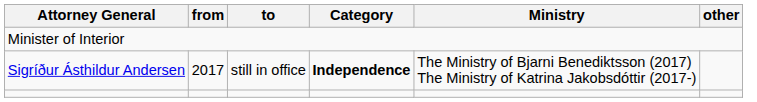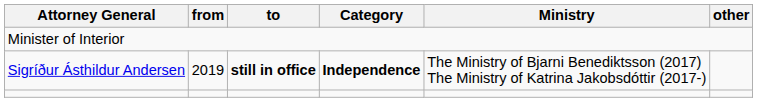(208, 70) 2017 -> (208, 70) 2019
(268, 70) normal -> (273, 70) bold
